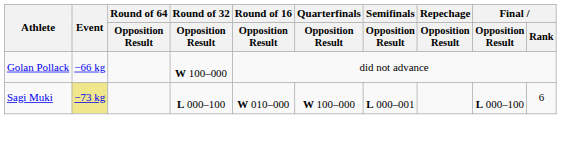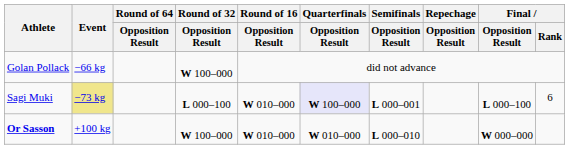(329, 105) no background -> (334, 105) lavender background
+ row: (31, 129)
